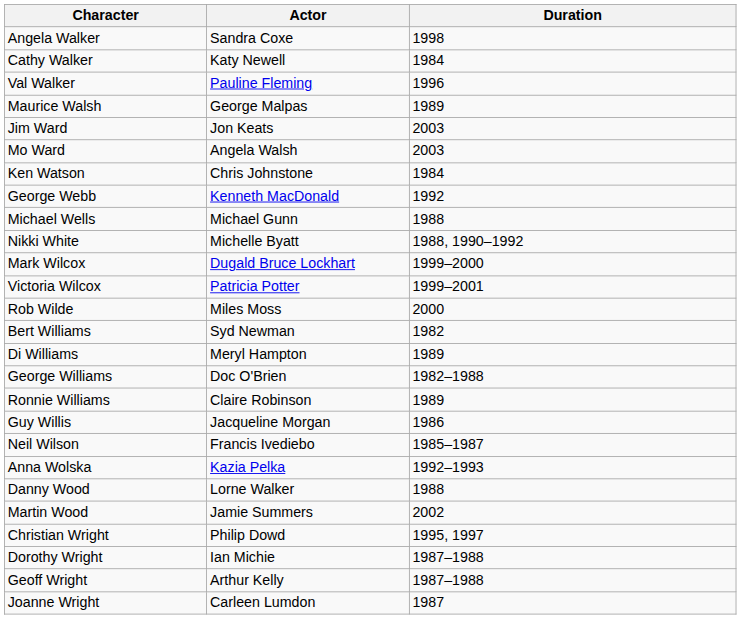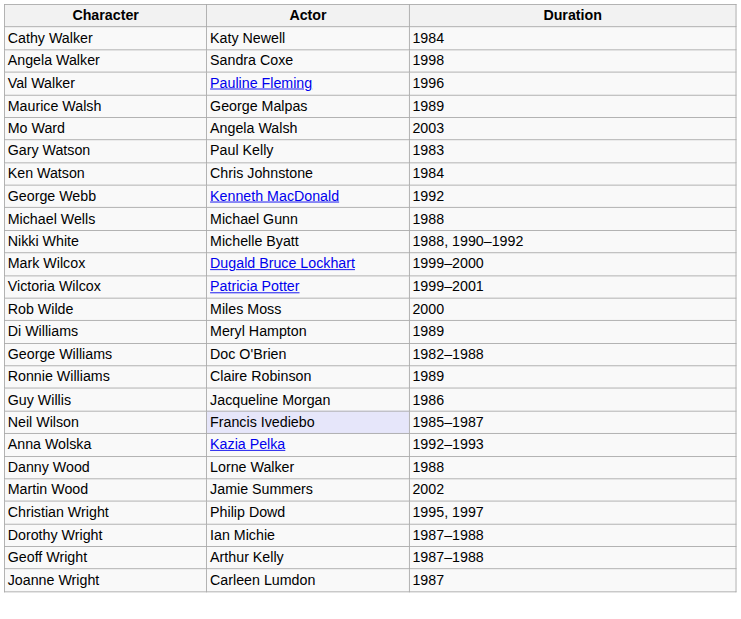rows swapped: (54, 38) <-> (50, 60)
- row: (38, 128)
+ row: (49, 151)
- row: (49, 331)
(262, 444) no background -> (262, 422) lavender background
